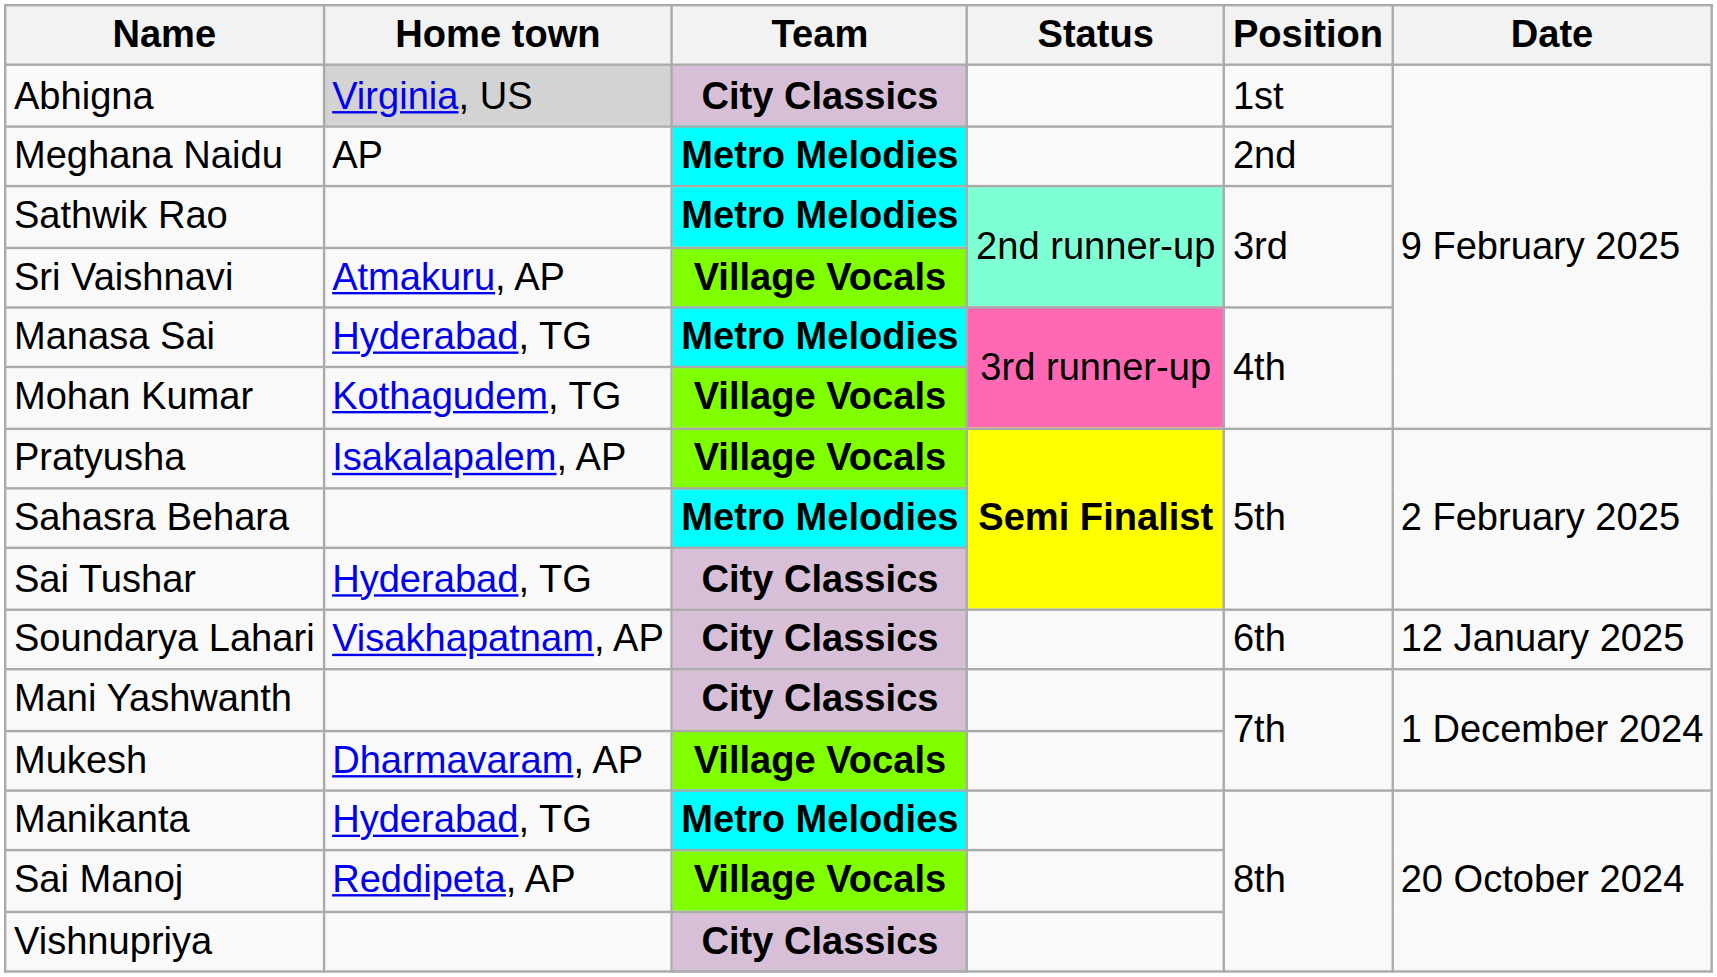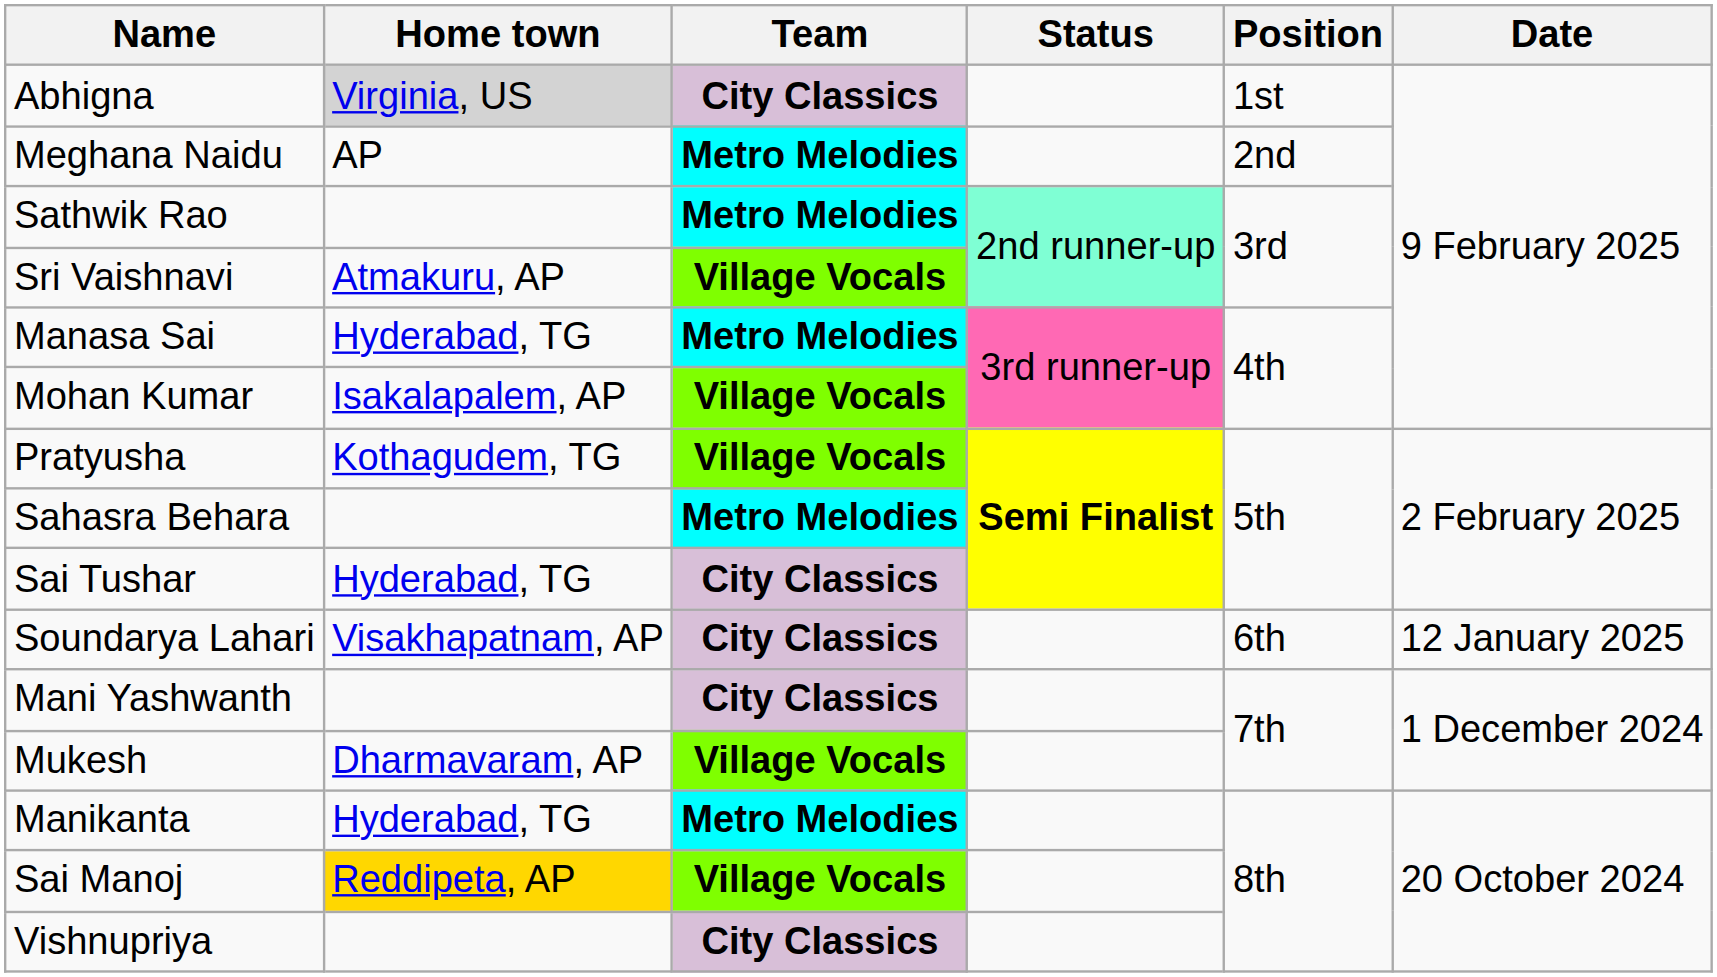(477, 397) Kothagudem, TG -> (479, 397) Isakalapalem, AP
(479, 457) Isakalapalem, AP -> (477, 457) Kothagudem, TG
(454, 880) no background -> (454, 880) gold background
